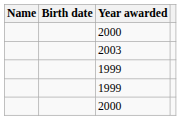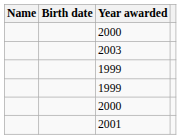+ row: (22, 125)
